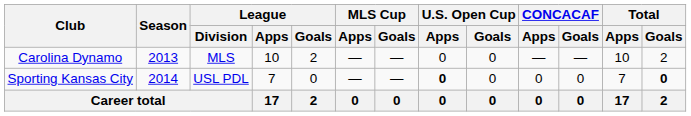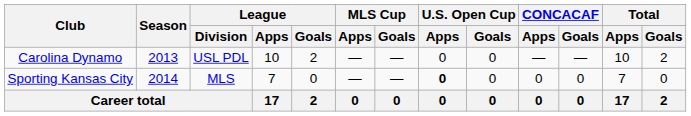(221, 57) MLS -> (221, 57) USL PDL
(221, 79) USL PDL -> (221, 79) MLS
(664, 79) bold -> (664, 79) normal
